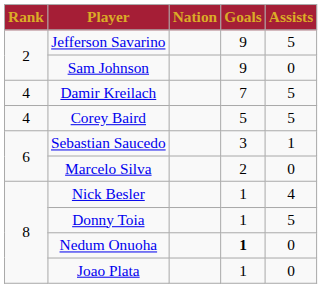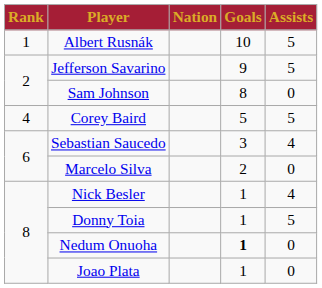+ row: (108, 42)
(243, 67) 9 -> (243, 93) 8
- row: (108, 93)
(291, 143) 1 -> (291, 143) 4
